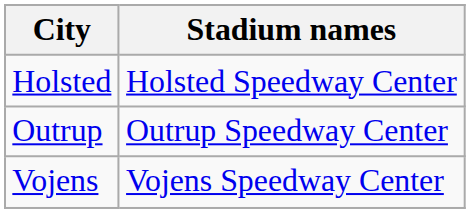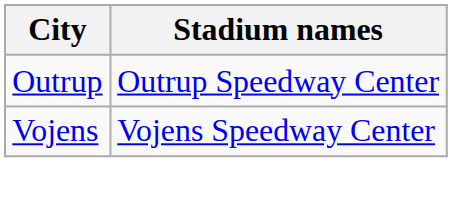- row: (62, 80)
